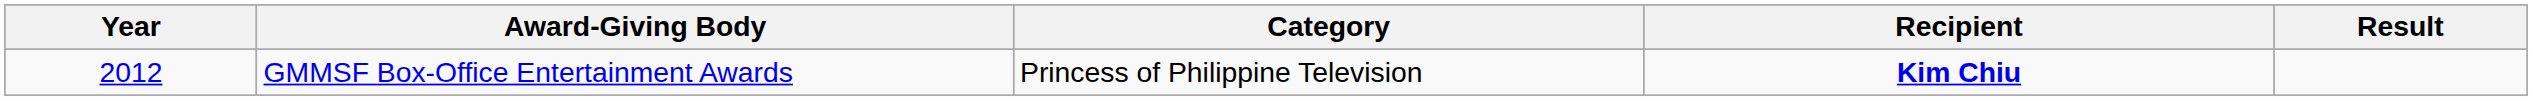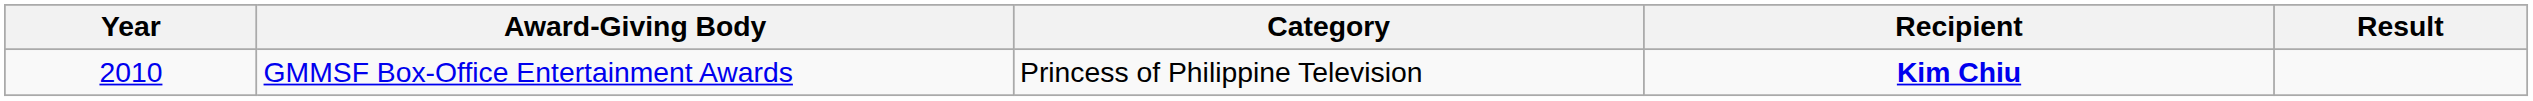(131, 71) 2012 -> (131, 71) 2010
